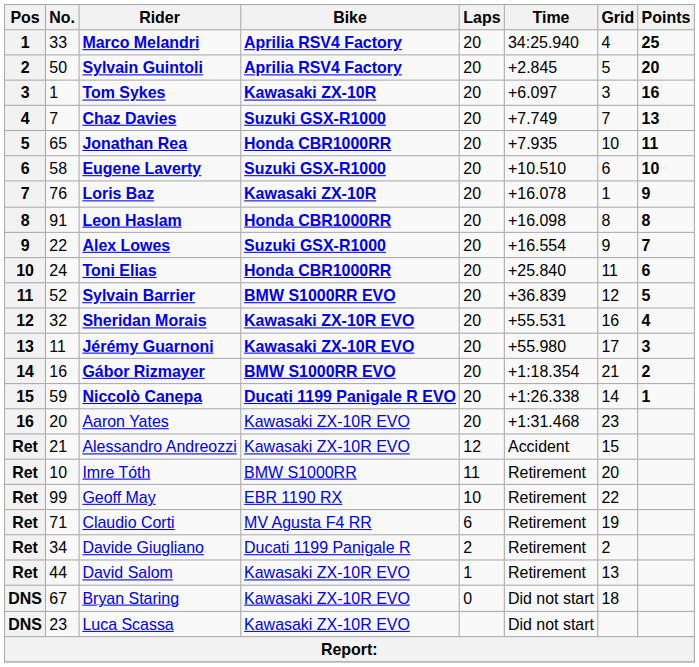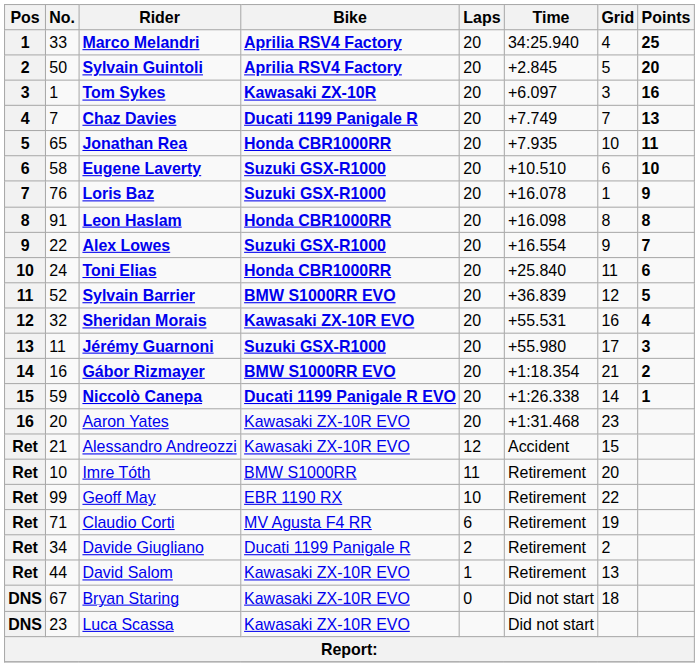(315, 118) Suzuki GSX-R1000 -> (331, 118) Ducati 1199 Panigale R
(310, 194) Kawasaki ZX-10R -> (315, 194) Suzuki GSX-R1000
(329, 346) Kawasaki ZX-10R EVO -> (315, 346) Suzuki GSX-R1000
